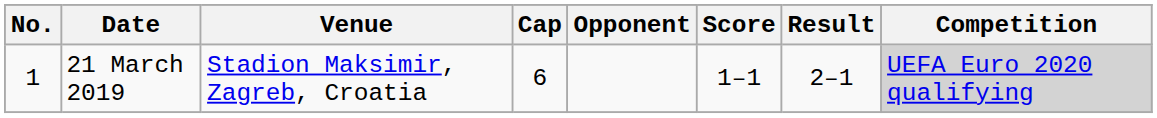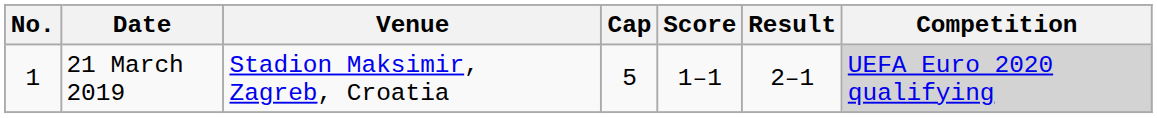- column: (632, 25)
(540, 79) 6 -> (630, 79) 5
